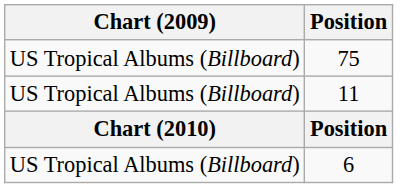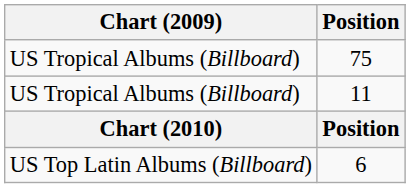(155, 164) US Tropical Albums (Billboard) -> (161, 164) US Top Latin Albums (Billboard)
